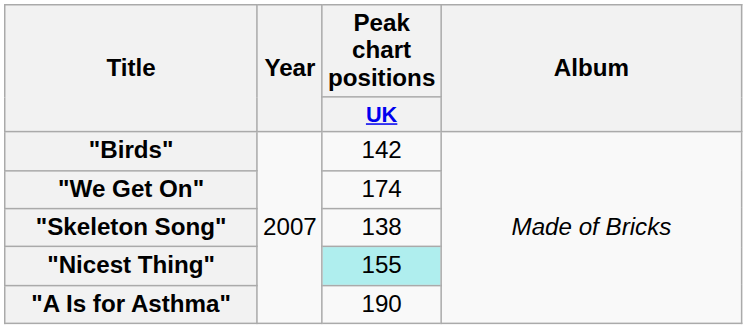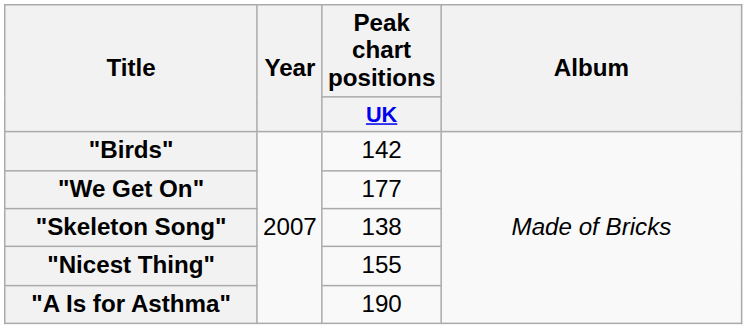(382, 189) 174 -> (382, 189) 177
(382, 265) paleturquoise background -> (382, 265) no background
